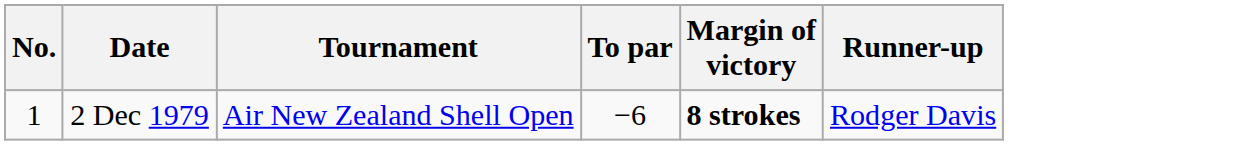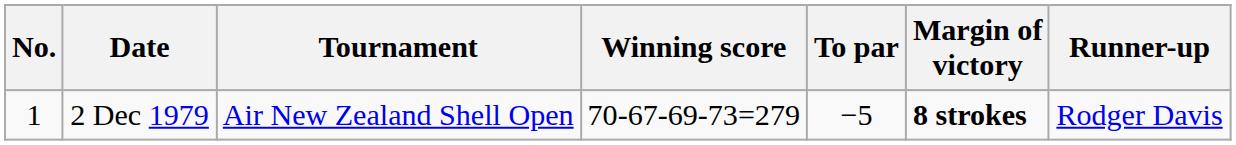+ column: (694, 47)
(630, 114) −6 -> (856, 114) −5
